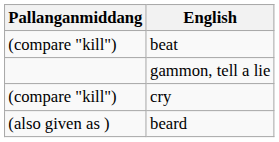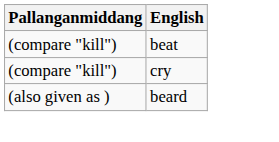- row: (210, 70)
